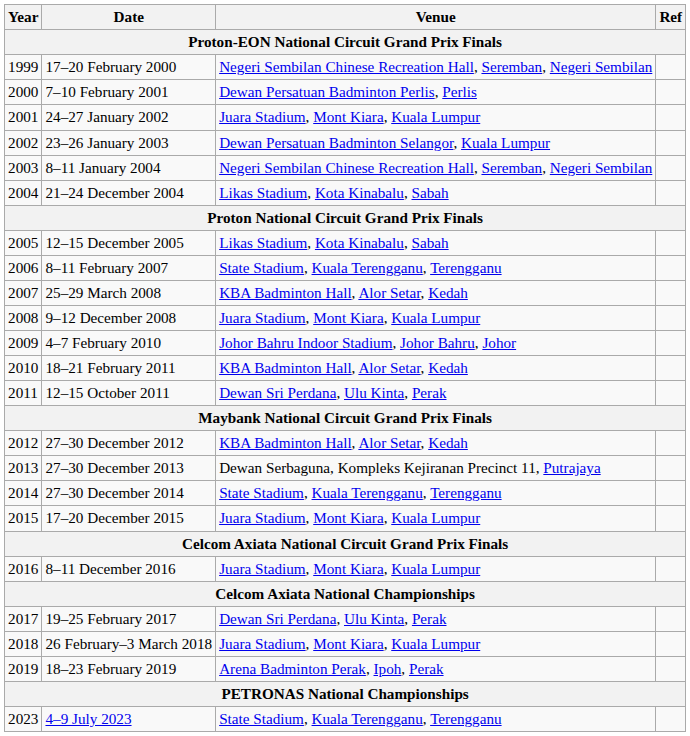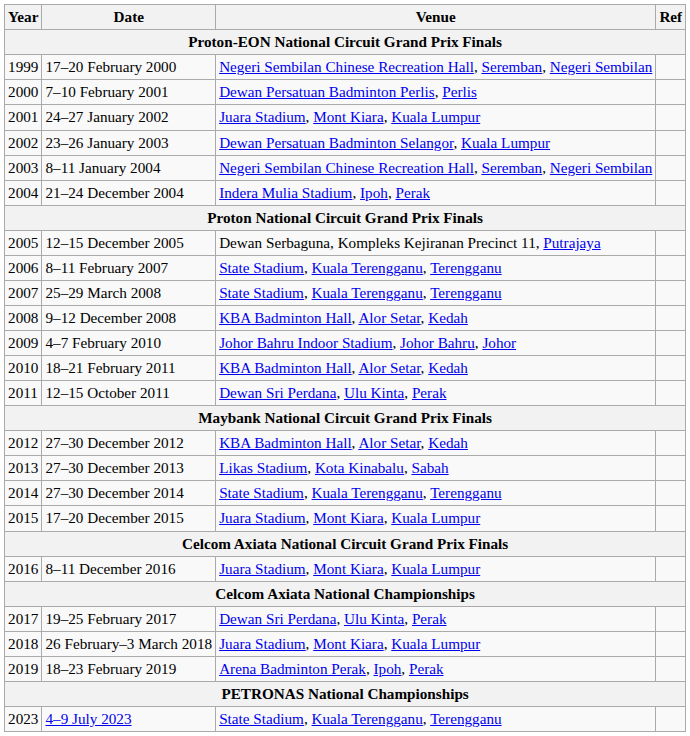(334, 192) Likas Stadium, Kota Kinabalu, Sabah -> (325, 192) Indera Mulia Stadium, Ipoh, Perak
(334, 242) Likas Stadium, Kota Kinabalu, Sabah -> (410, 242) Dewan Serbaguna, Kompleks Kejiranan Precinct 11, Putrajaya
(343, 292) KBA Badminton Hall, Alor Setar, Kedah -> (360, 292) State Stadium, Kuala Terengganu, Terengganu
(350, 317) Juara Stadium, Mont Kiara, Kuala Lumpur -> (343, 317) KBA Badminton Hall, Alor Setar, Kedah
(410, 468) Dewan Serbaguna, Kompleks Kejiranan Precinct 11, Putrajaya -> (334, 468) Likas Stadium, Kota Kinabalu, Sabah
